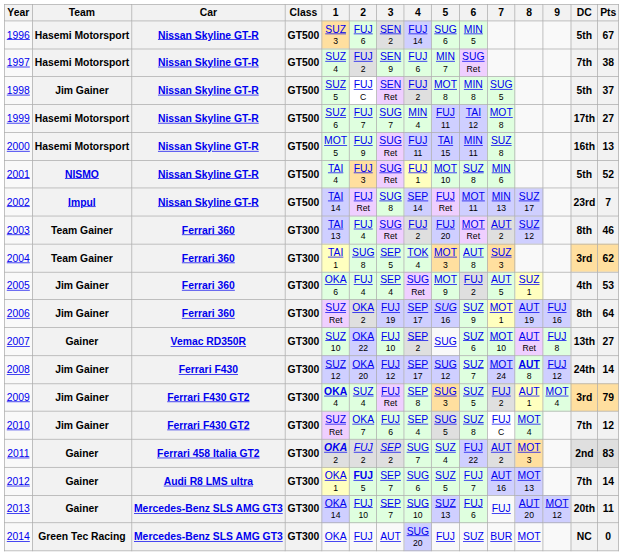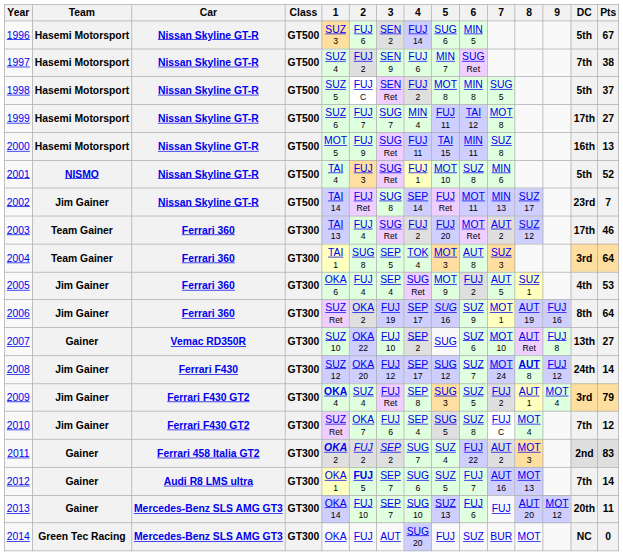(82, 91) Jim Gainer -> (82, 91) Hasemi Motorsport
(82, 202) Impul -> (82, 202) Jim Gainer
(584, 230) 8th -> (584, 230) 17th
(608, 258) 62 -> (608, 258) 64
